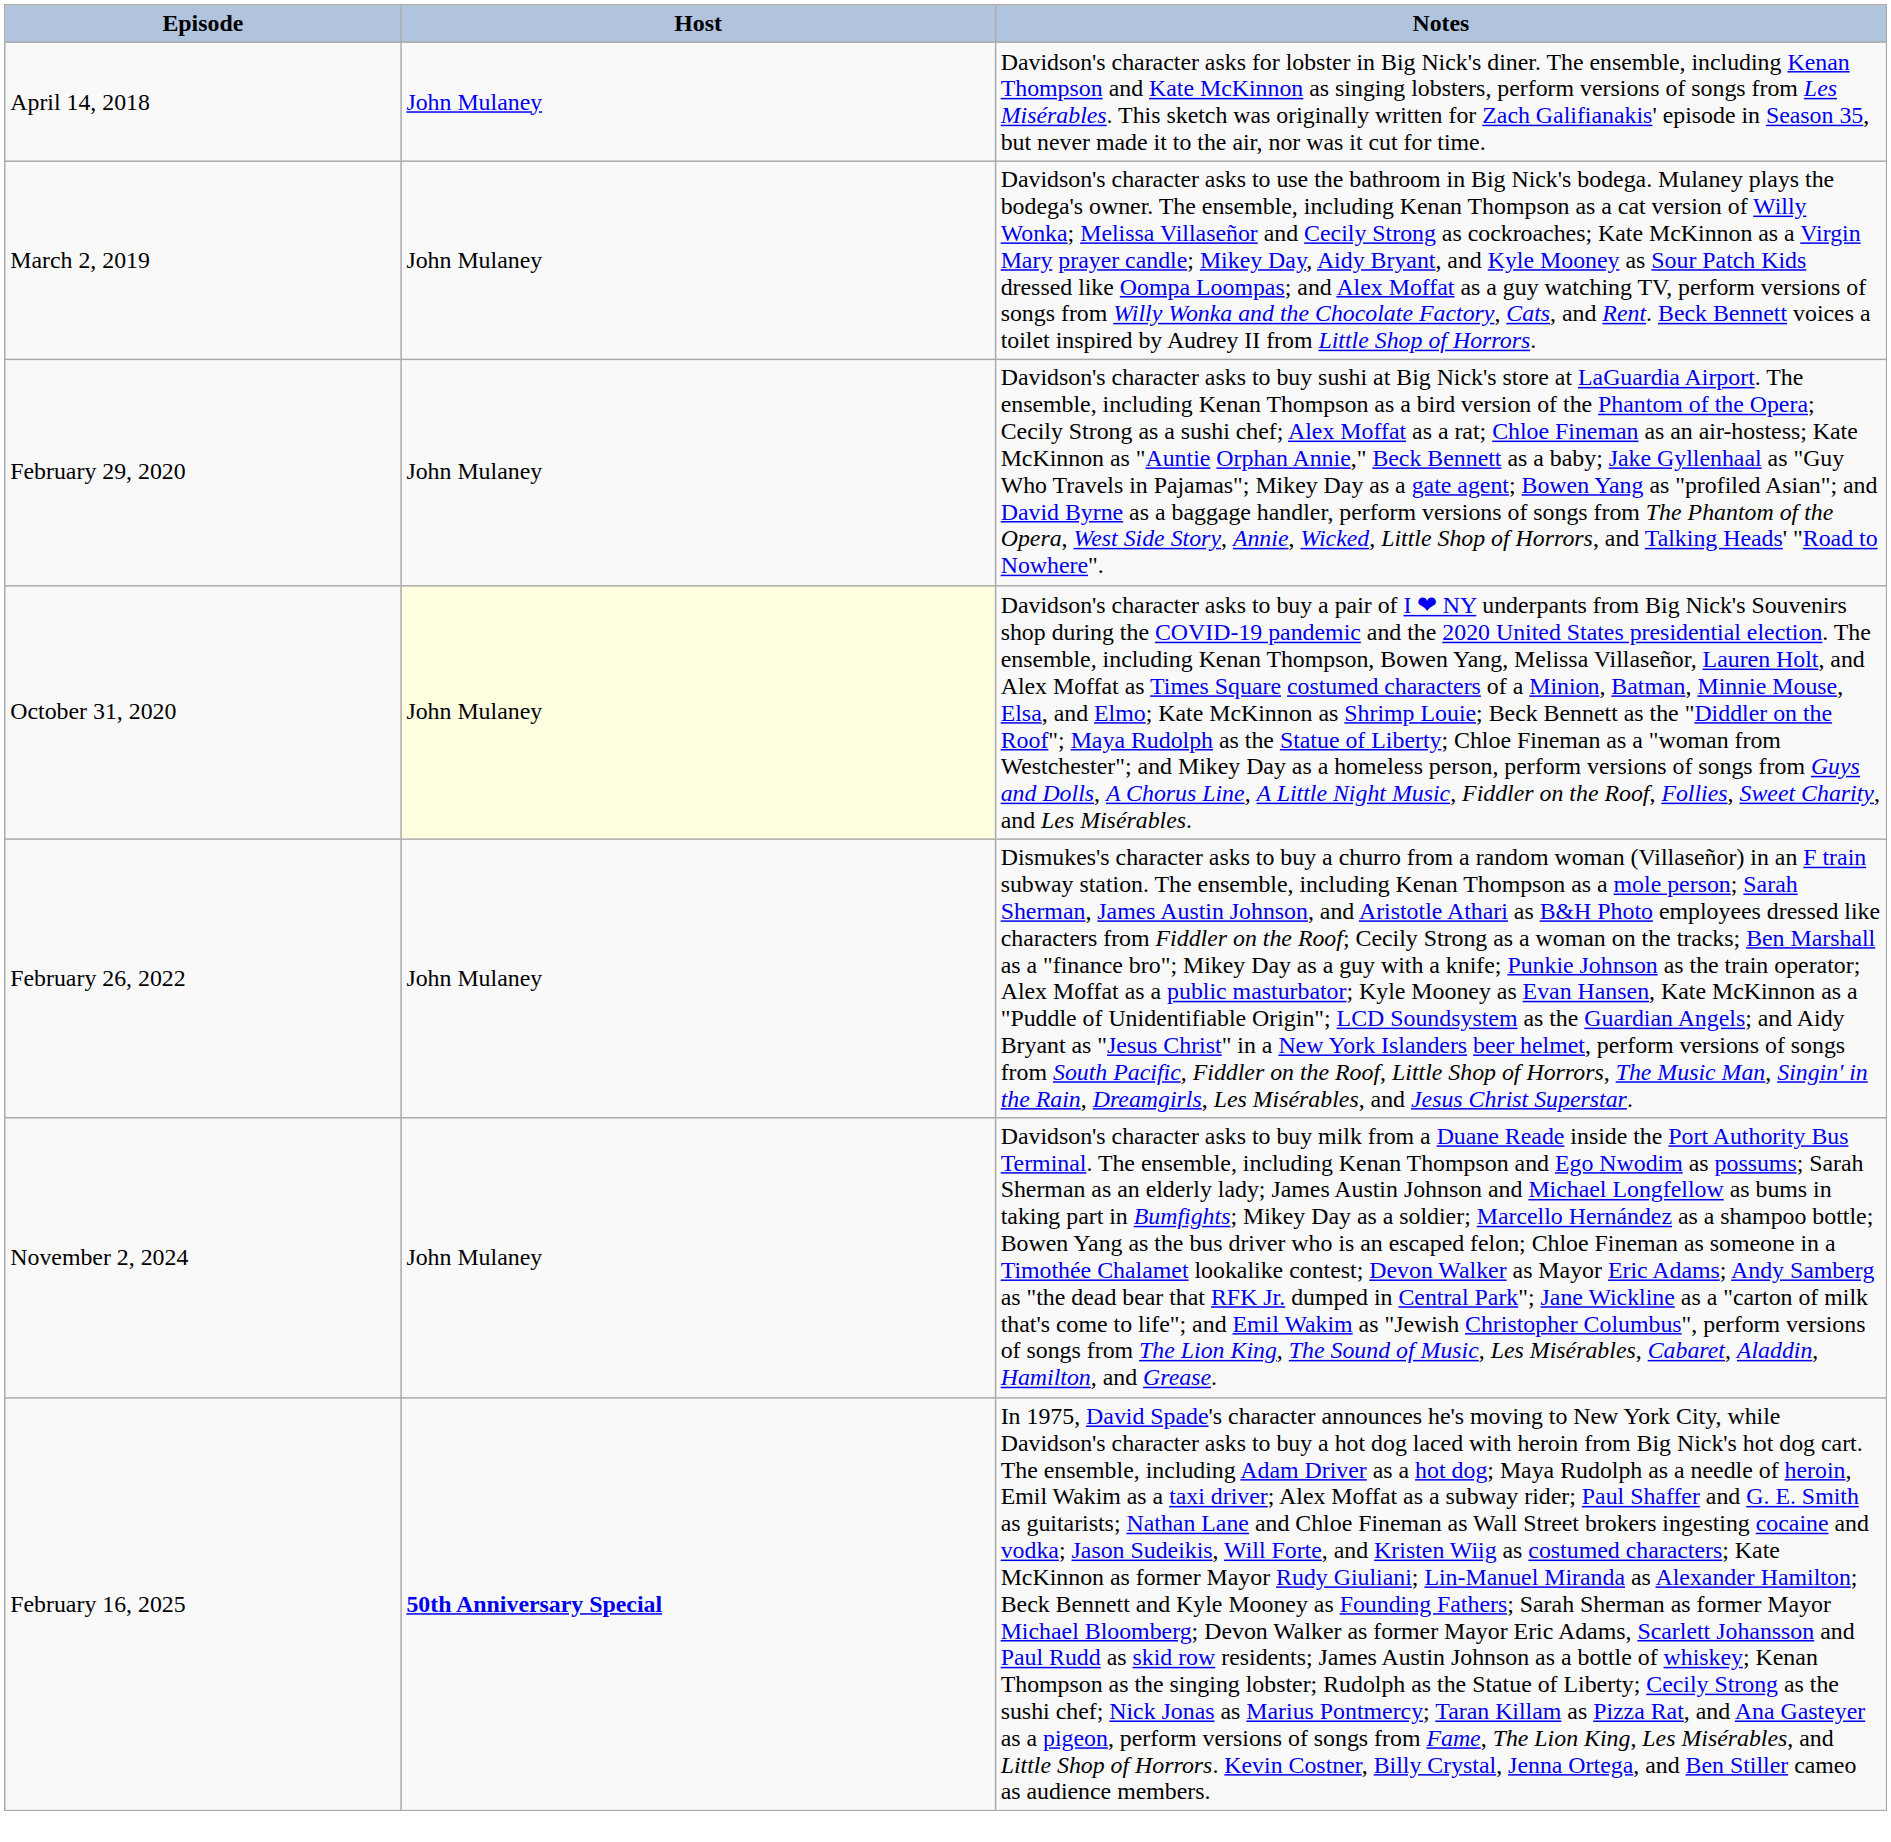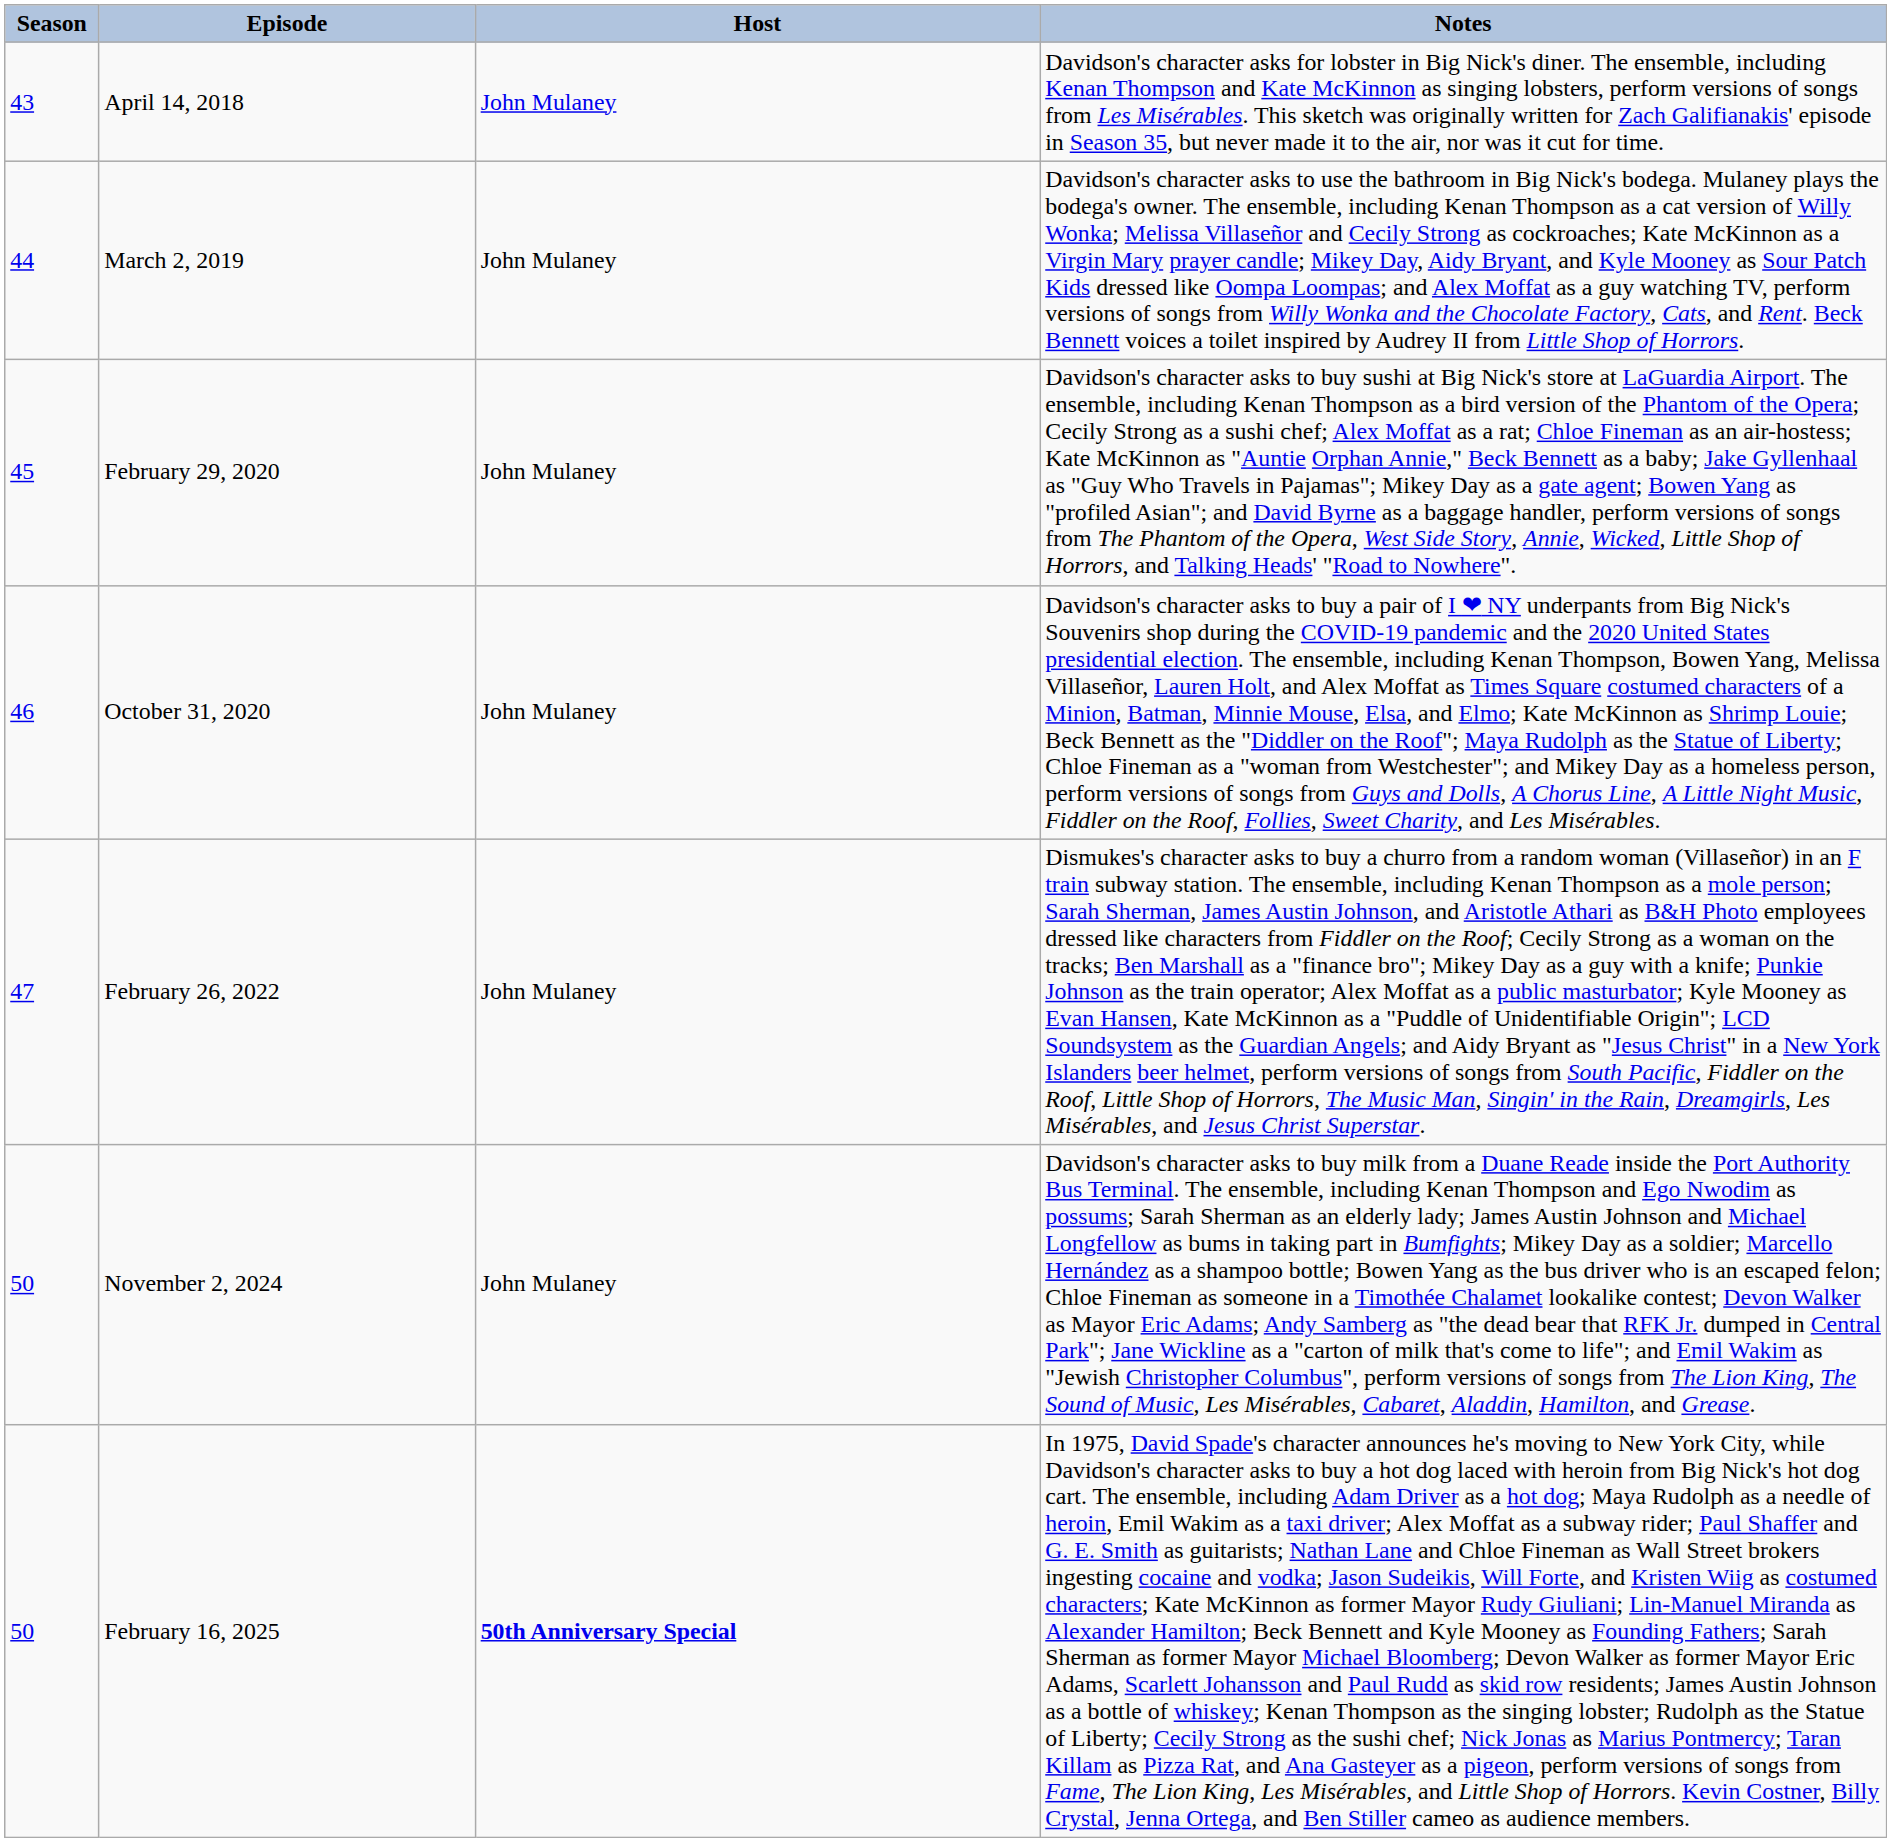+ column: (52, 23)
(474, 711) lightyellow background -> (549, 711) no background
